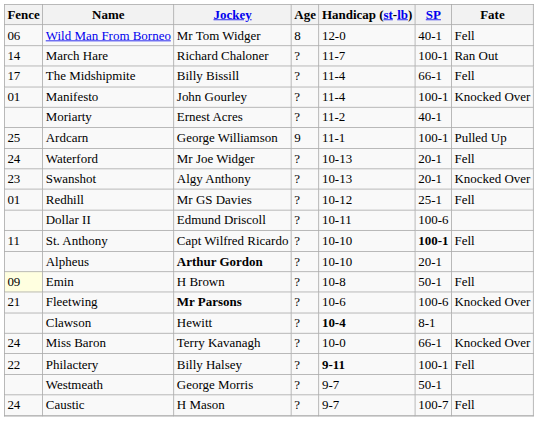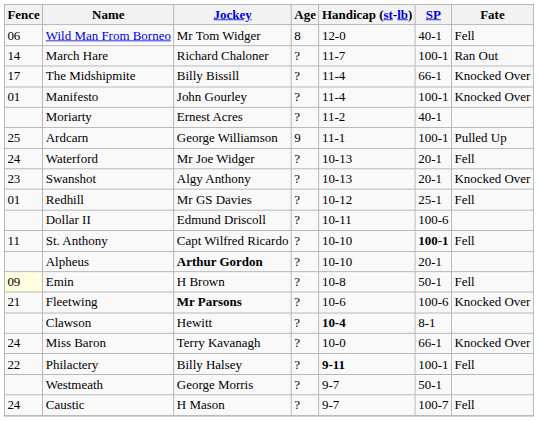(465, 76) Fell -> (492, 76) Knocked Over
